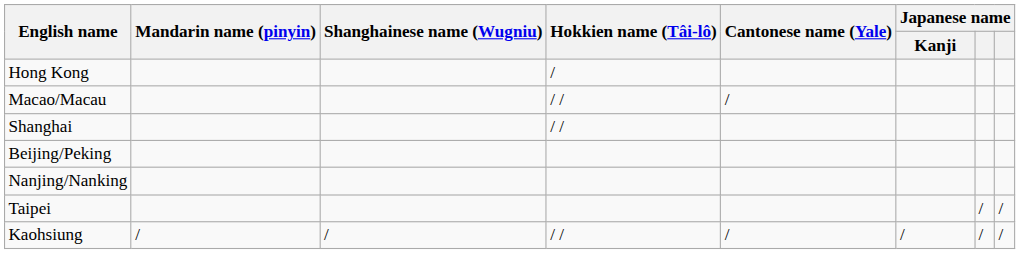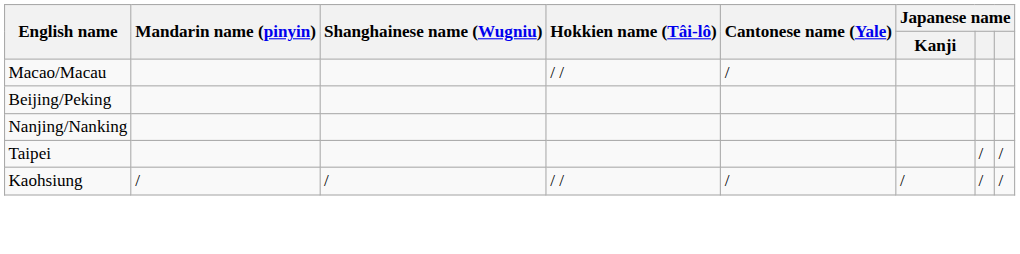- row: (49, 72)
- row: (40, 126)
